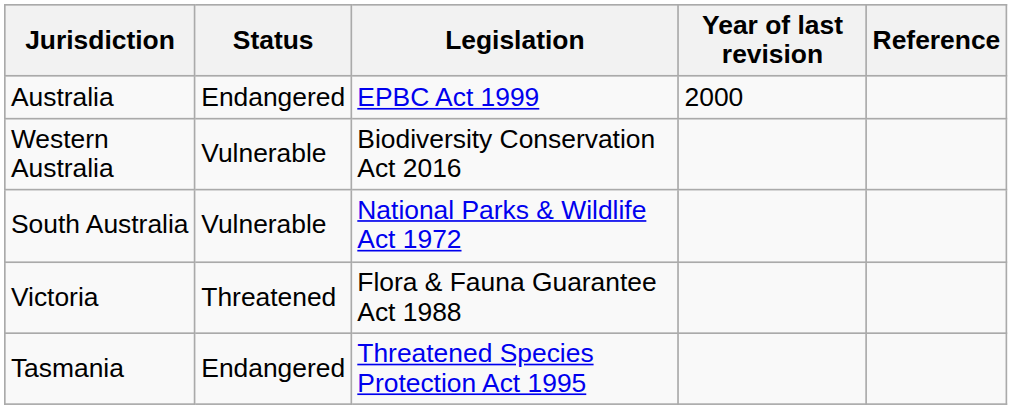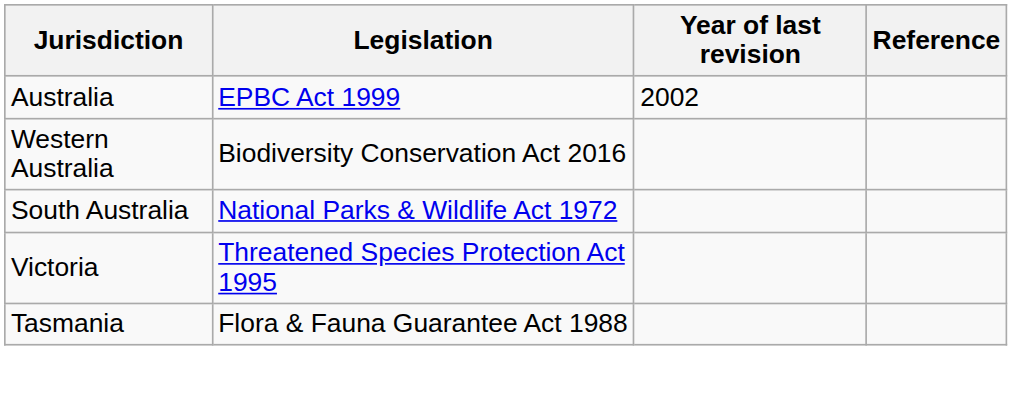- column: (273, 40)
(714, 97) 2000 -> (670, 97) 2002
(507, 296) Flora & Fauna Guarantee Act 1988 -> (422, 267) Threatened Species Protection Act 1995
(475, 368) Threatened Species Protection Act 1995 -> (423, 323) Flora & Fauna Guarantee Act 1988
